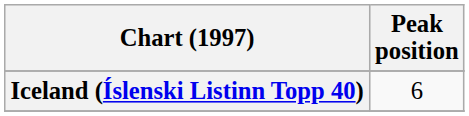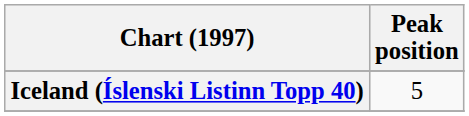(417, 90) 6 -> (417, 90) 5
